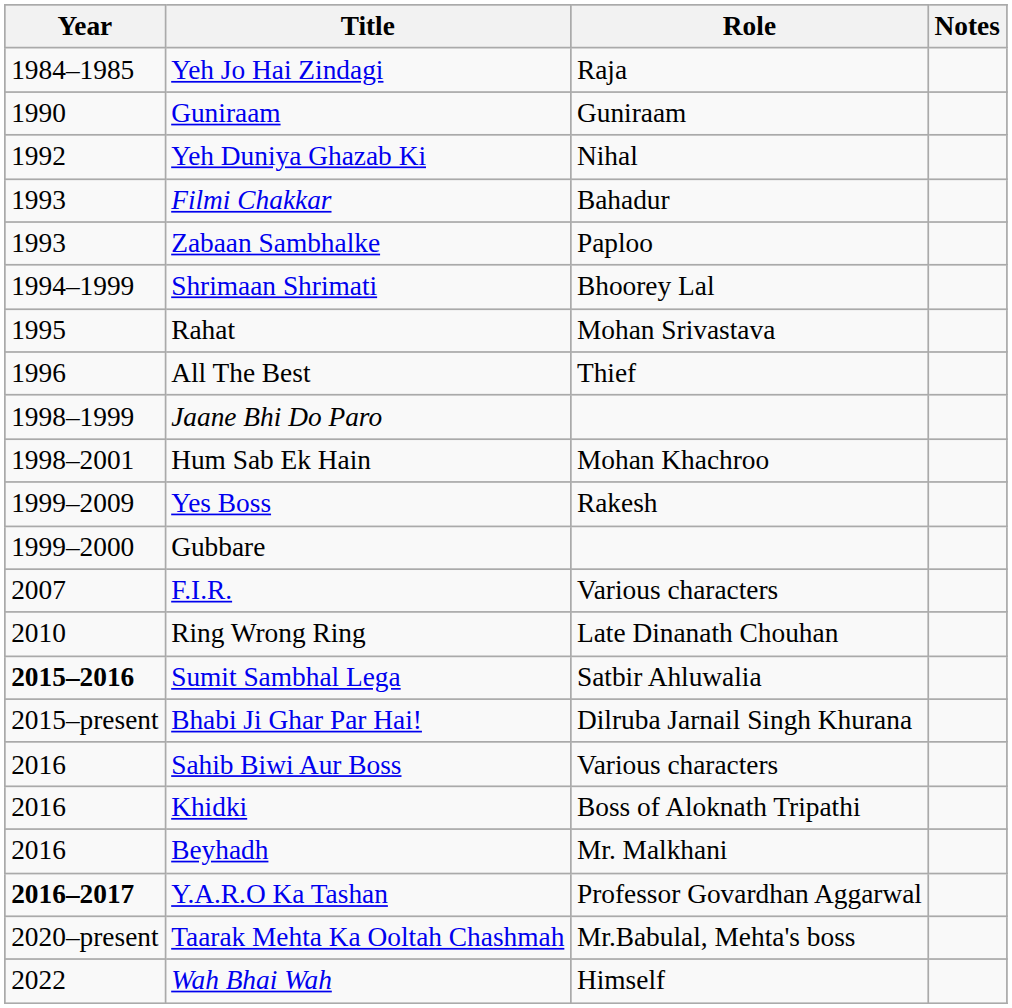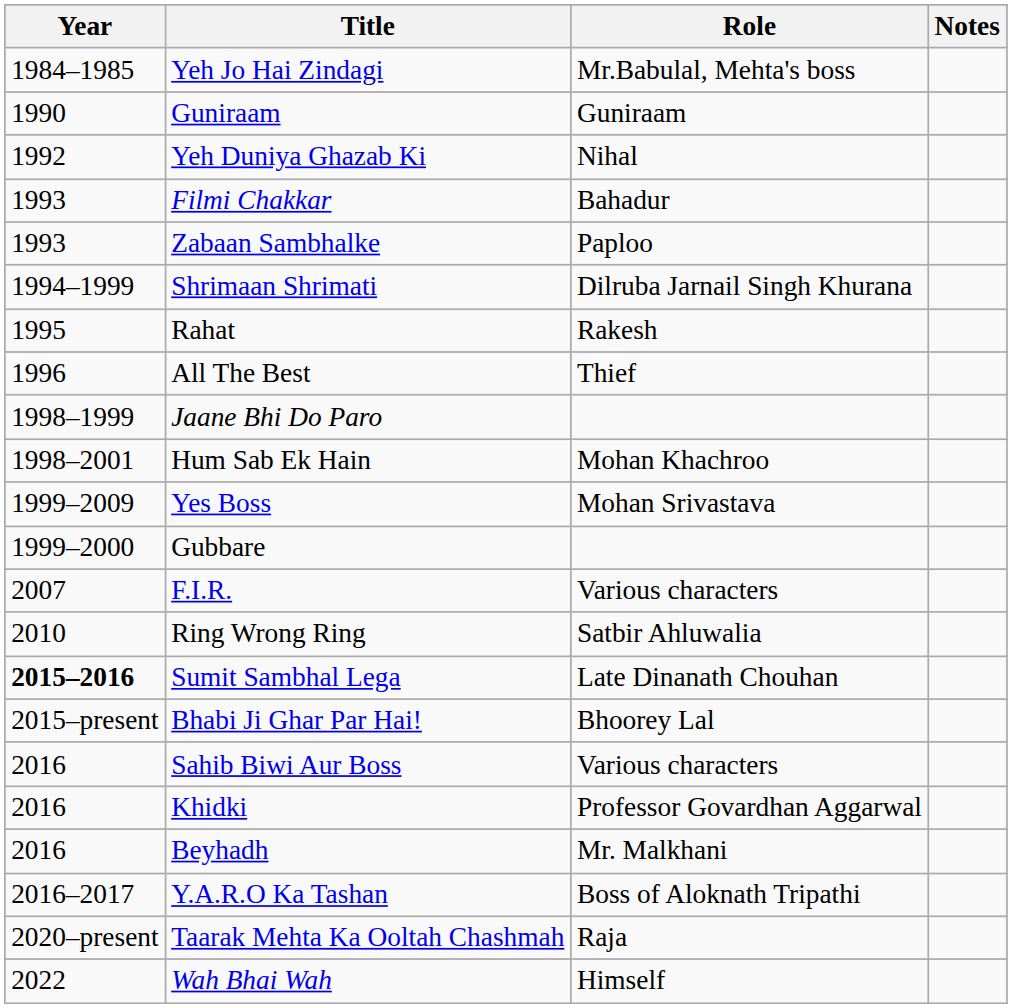(602, 69) Raja -> (716, 69) Mr.Babulal, Mehta's boss
(646, 286) Bhoorey Lal -> (744, 286) Dilruba Jarnail Singh Khurana
(676, 329) Mohan Srivastava -> (617, 329) Rakesh
(617, 503) Rakesh -> (676, 503) Mohan Srivastava
(708, 633) Late Dinanath Chouhan -> (669, 633) Satbir Ahluwalia
(669, 677) Satbir Ahluwalia -> (708, 677) Late Dinanath Chouhan
(744, 720) Dilruba Jarnail Singh Khurana -> (646, 720) Bhoorey Lal
(719, 807) Boss of Aloknath Tripathi -> (749, 807) Professor Govardhan Aggarwal
(73, 894) bold -> (73, 894) normal
(749, 894) Professor Govardhan Aggarwal -> (719, 894) Boss of Aloknath Tripathi
(716, 937) Mr.Babulal, Mehta's boss -> (602, 937) Raja
